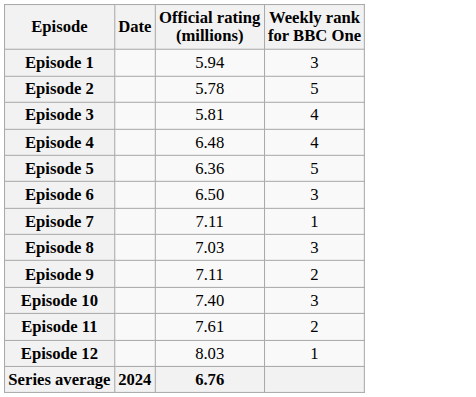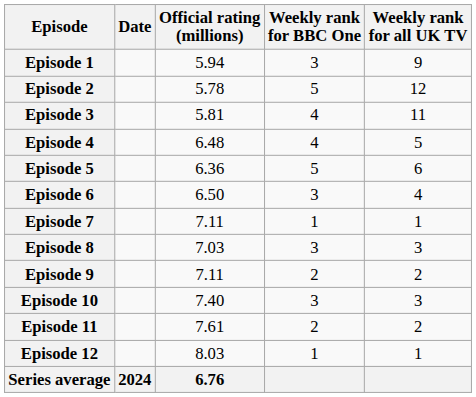+ column: (418, 27)
